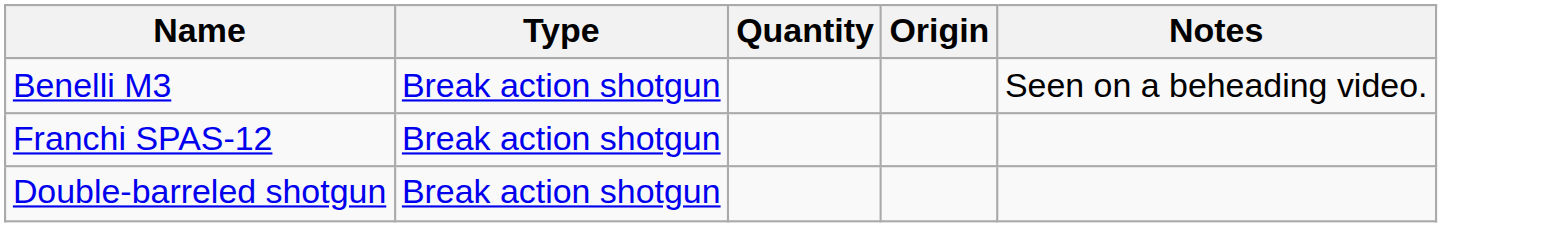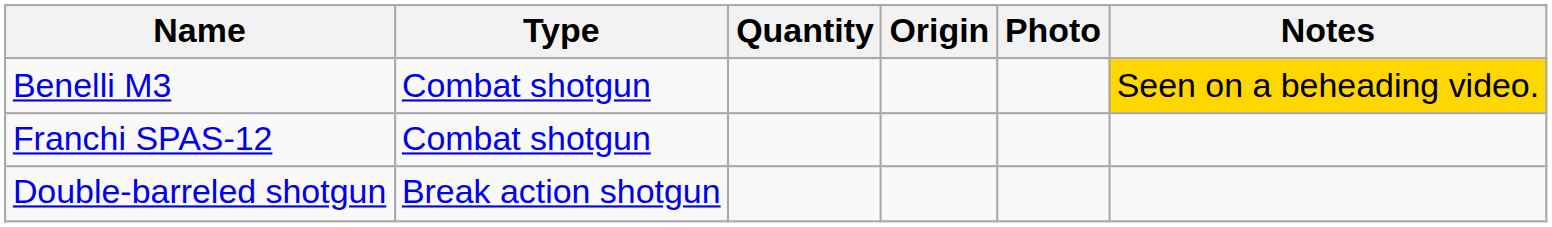+ column: (1053, 31)
(561, 85) Break action shotgun -> (526, 85) Combat shotgun
(1216, 85) no background -> (1328, 85) gold background
(561, 138) Break action shotgun -> (526, 138) Combat shotgun
